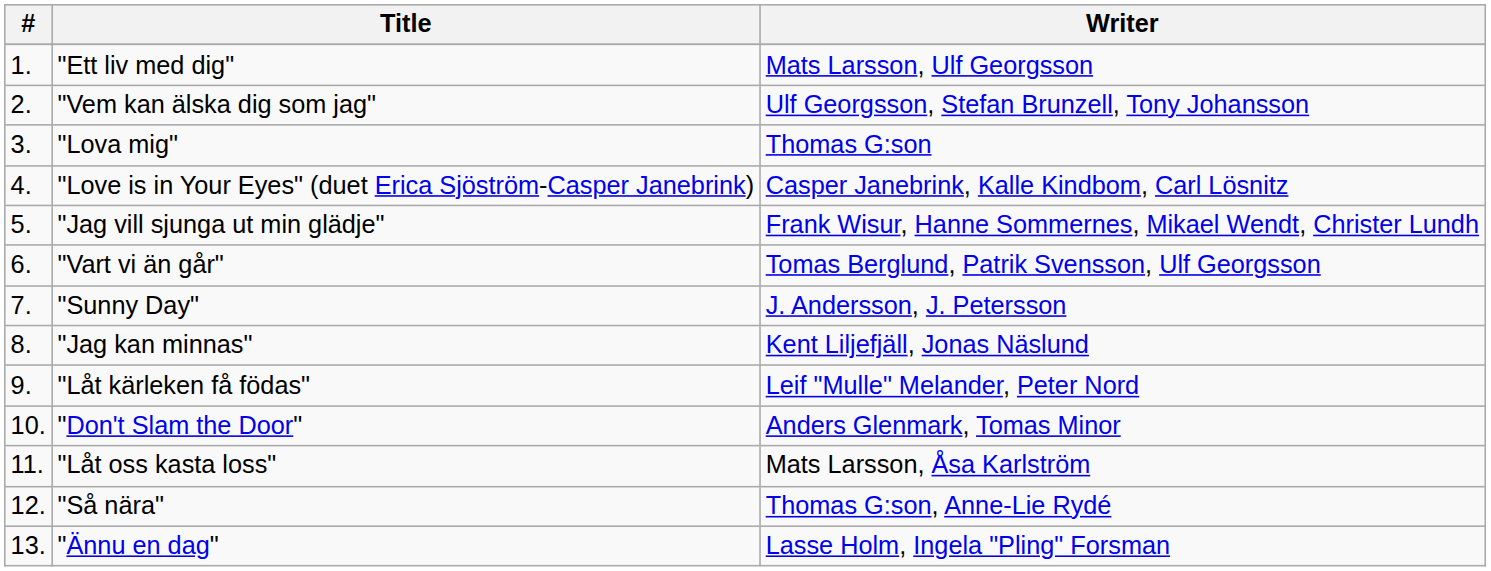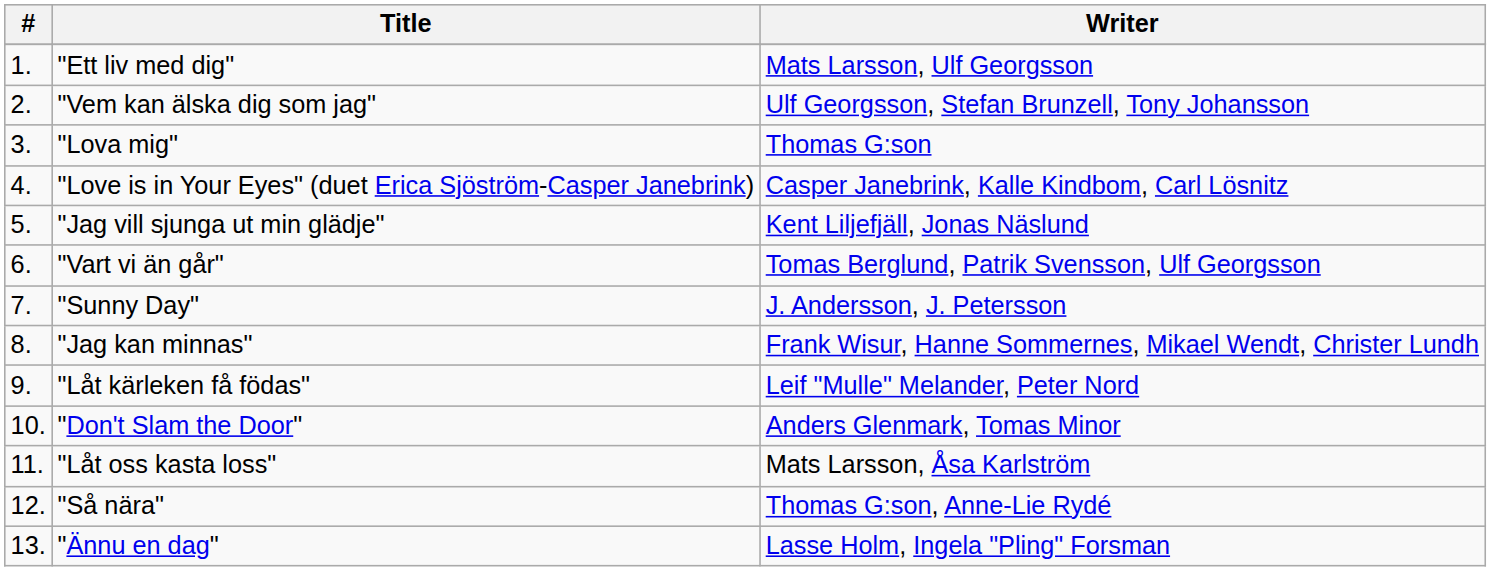(1122, 225) Frank Wisur, Hanne Sommernes, Mikael Wendt, Christer Lundh -> (927, 225) Kent Liljefjäll, Jonas Näslund
(927, 345) Kent Liljefjäll, Jonas Näslund -> (1122, 345) Frank Wisur, Hanne Sommernes, Mikael Wendt, Christer Lundh
